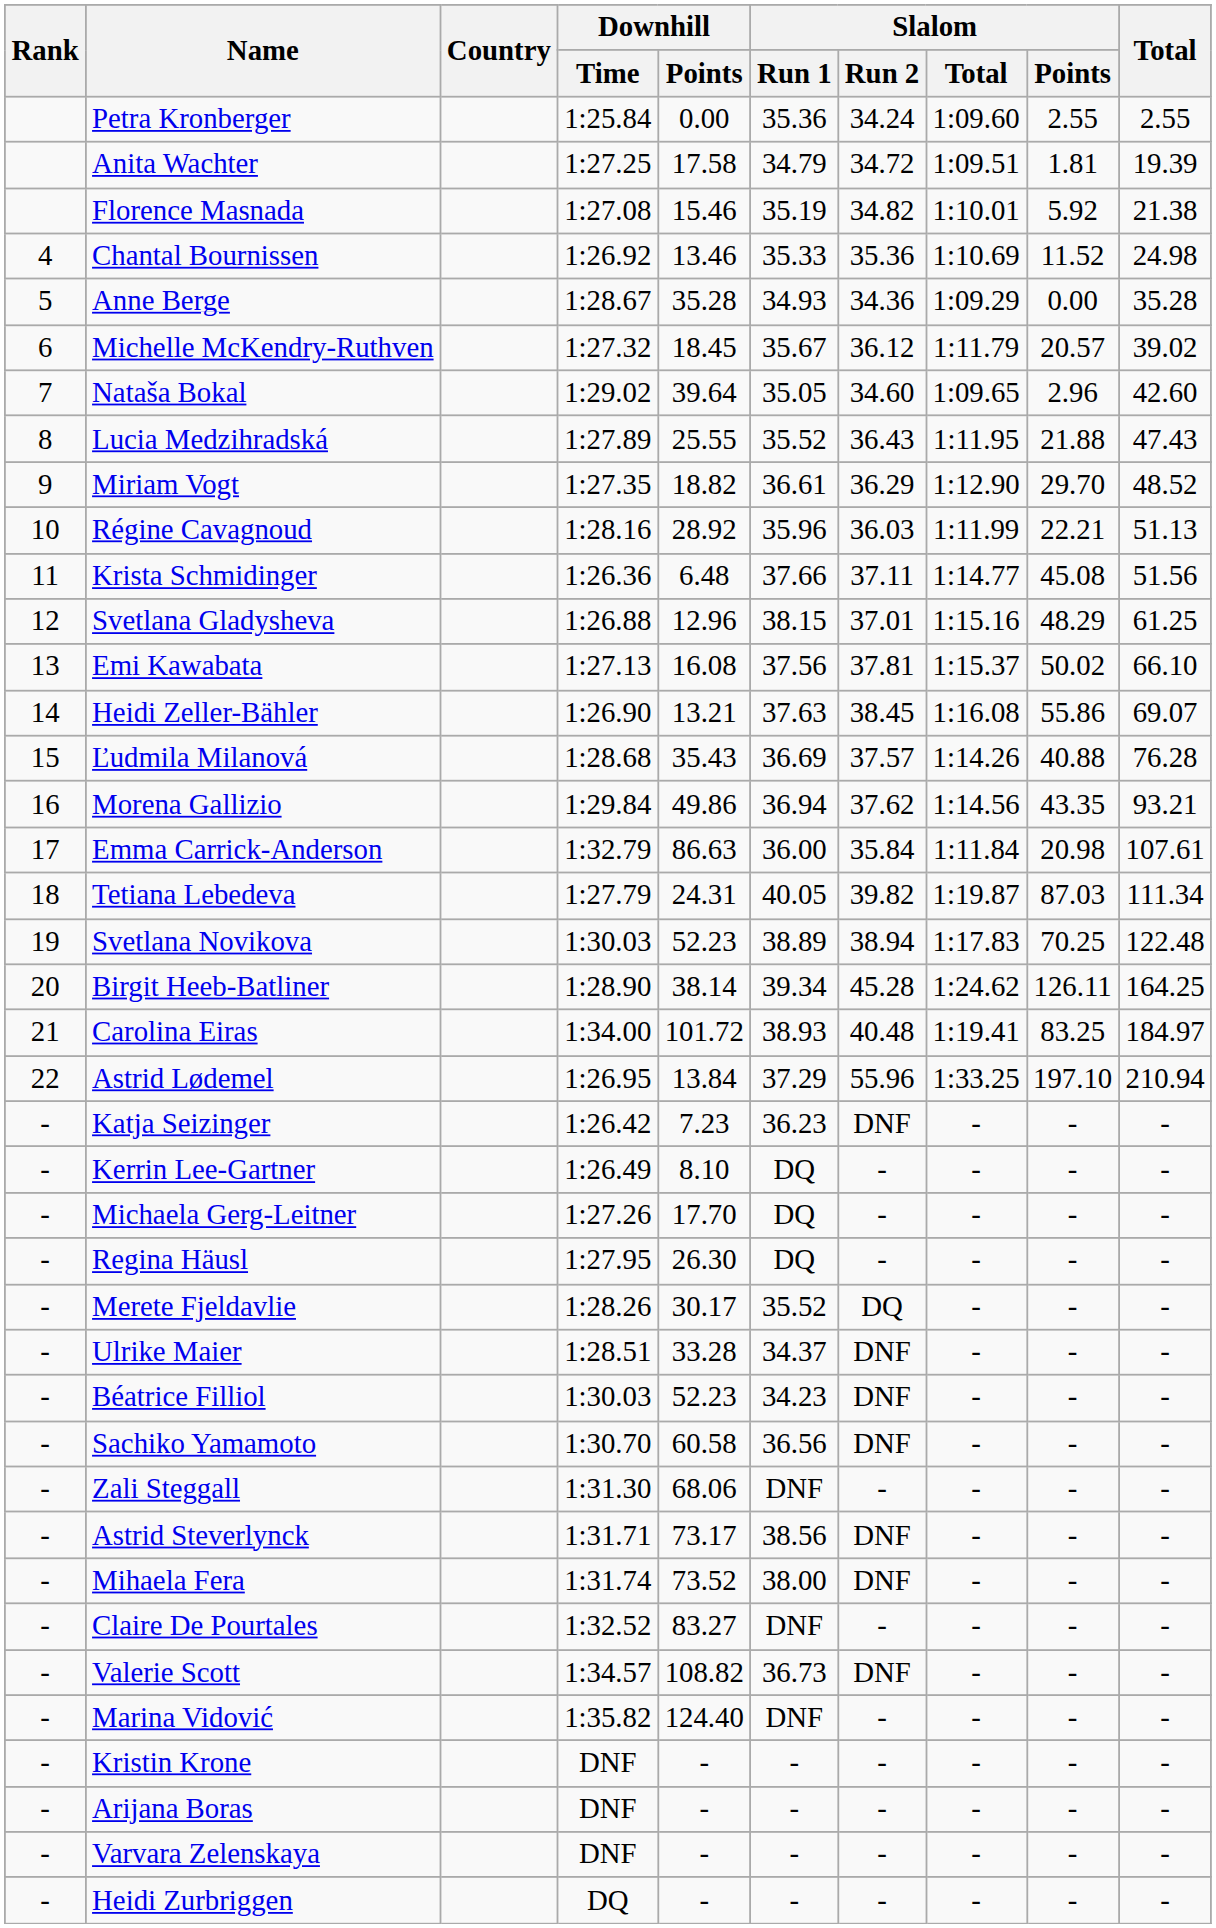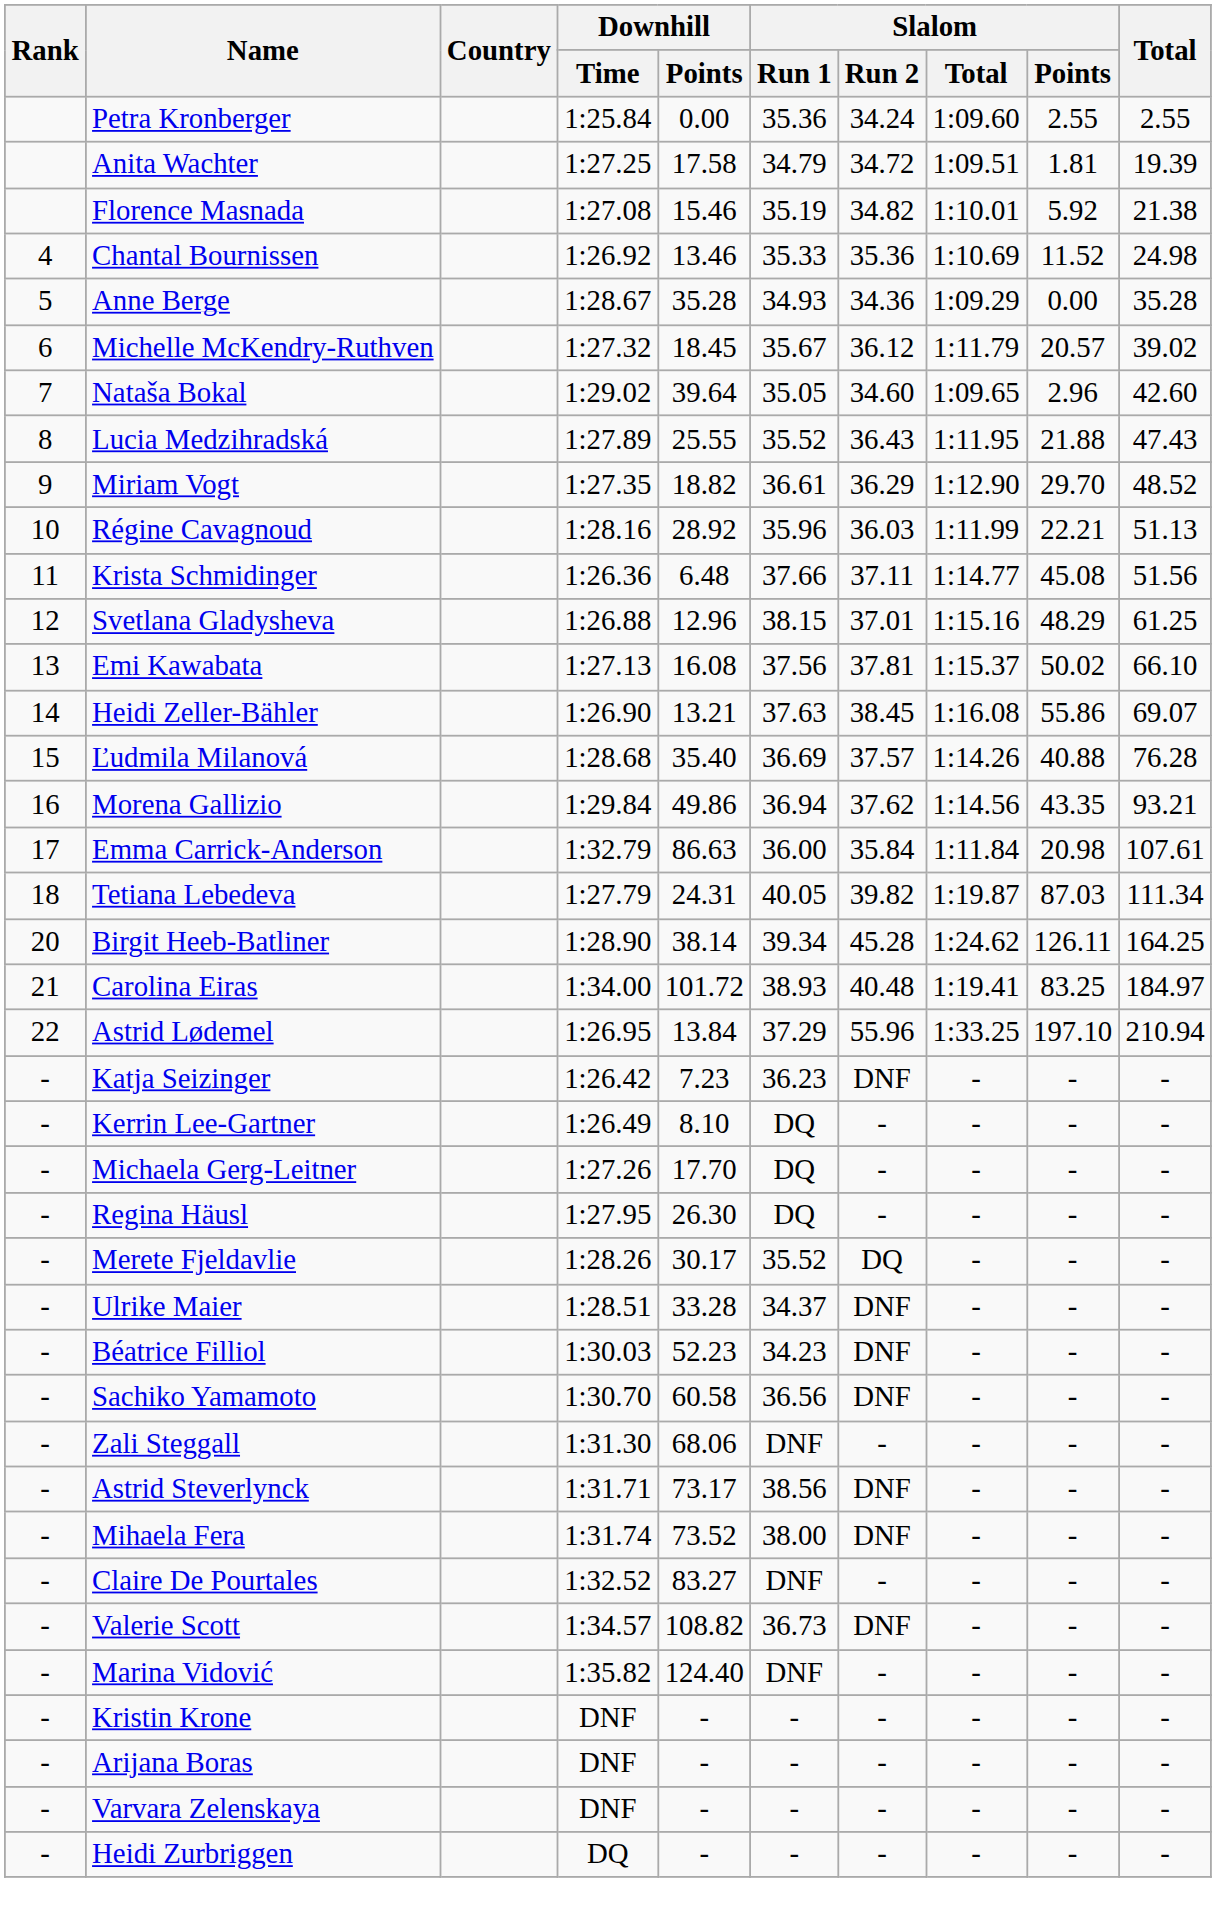(704, 758) 35.43 -> (704, 758) 35.40
- row: (202, 940)
